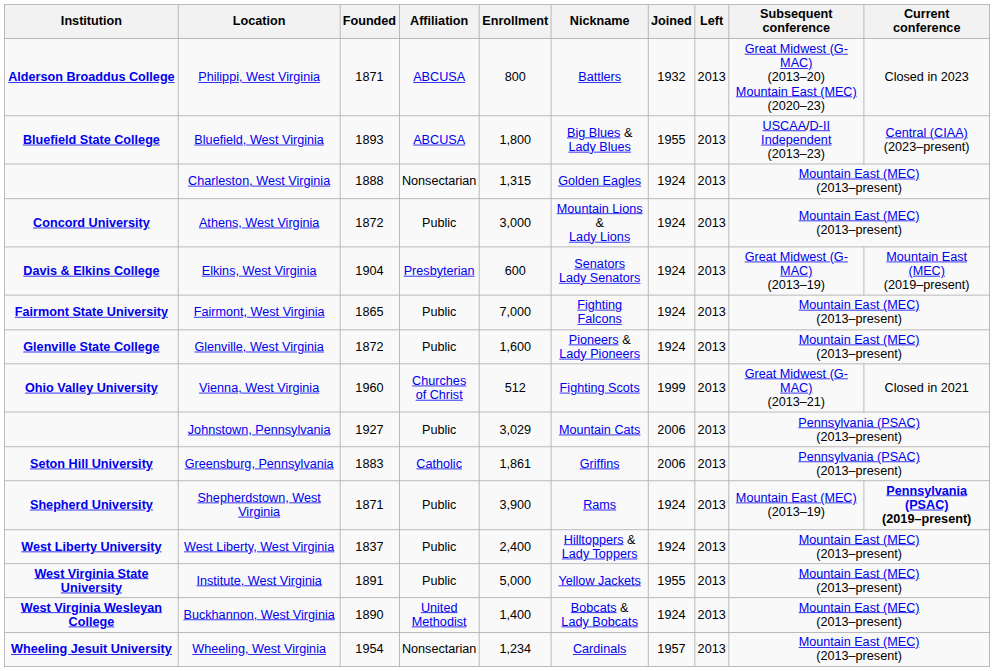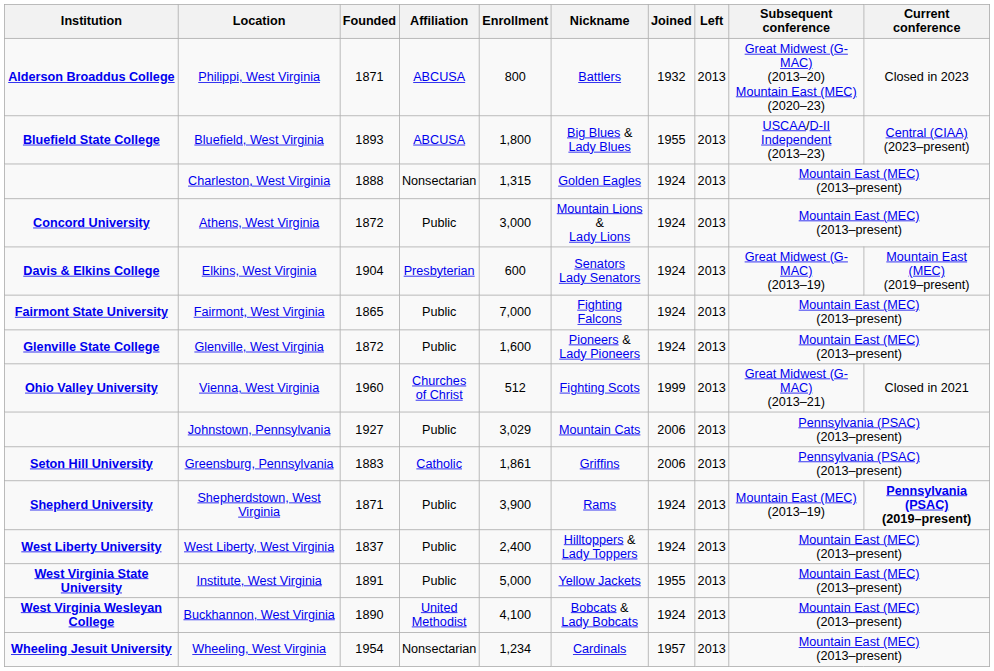(515, 615) 1,400 -> (515, 615) 4,100
